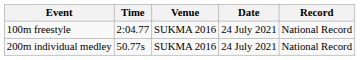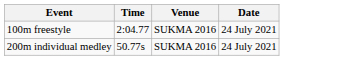- column: (317, 13)
